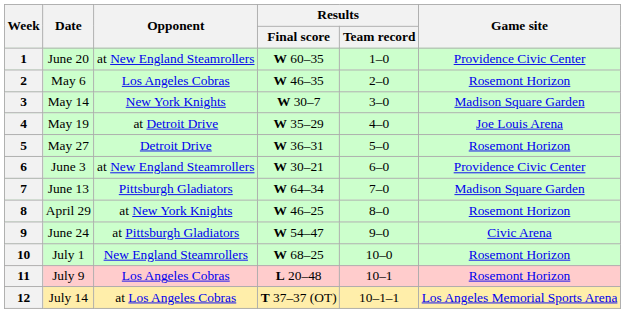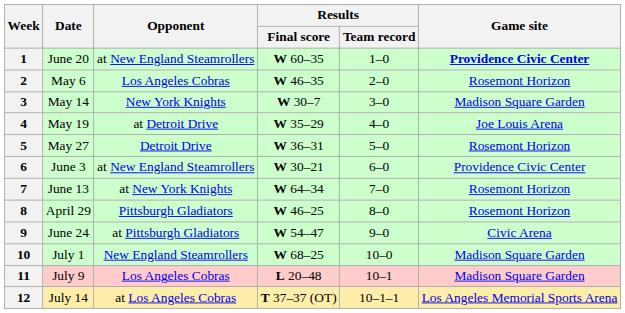(520, 58) normal -> (520, 58) bold
(176, 188) Pittsburgh Gladiators -> (176, 188) at New York Knights
(520, 188) Madison Square Garden -> (520, 188) Rosemont Horizon
(176, 210) at New York Knights -> (176, 210) Pittsburgh Gladiators
(520, 254) Rosemont Horizon -> (520, 254) Madison Square Garden
(520, 275) Rosemont Horizon -> (520, 275) Madison Square Garden
